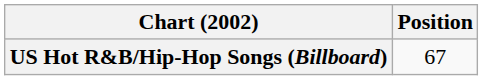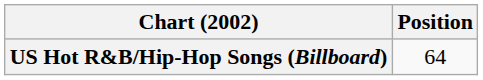(435, 56) 67 -> (435, 56) 64
